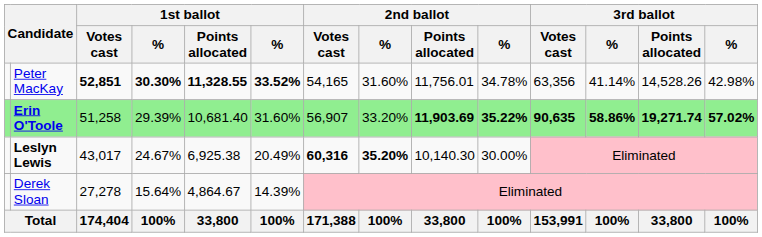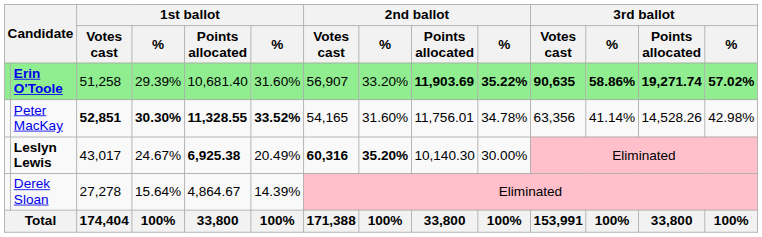rows swapped: (38, 118) <-> (38, 81)
(214, 155) normal -> (214, 155) bold
